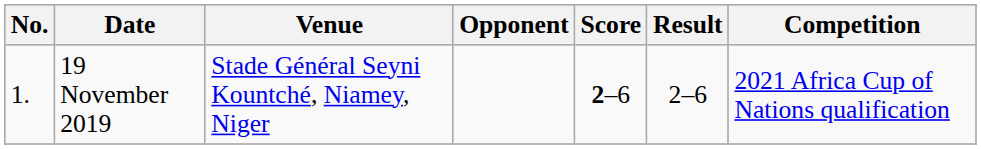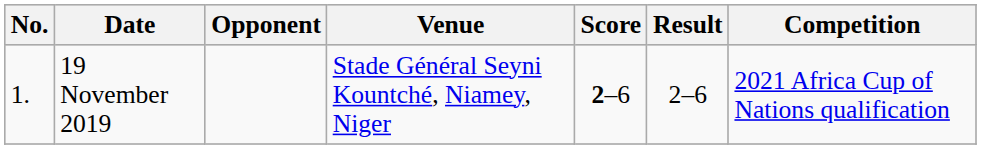columns swapped: (329, 24) <-> (514, 24)
